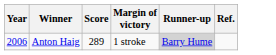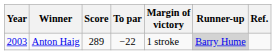+ column: (128, 19)
(17, 41) 2006 -> (17, 41) 2003
